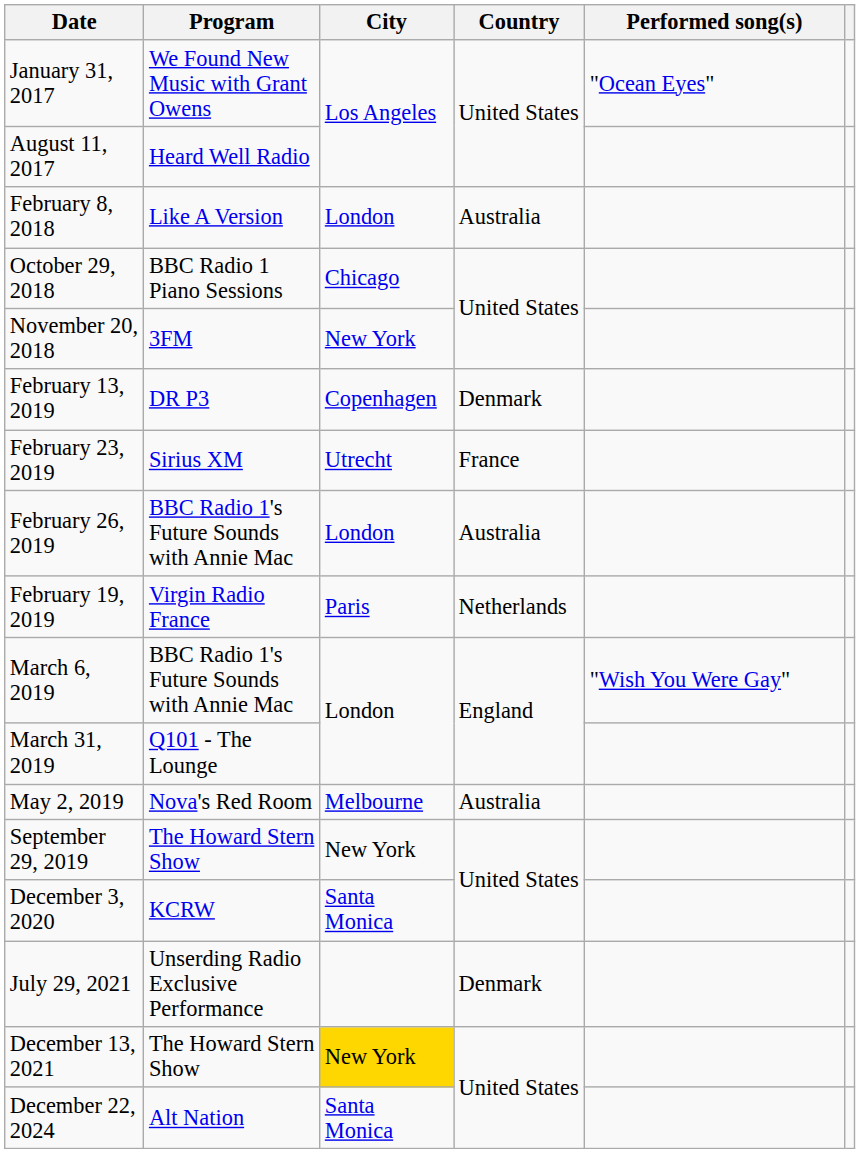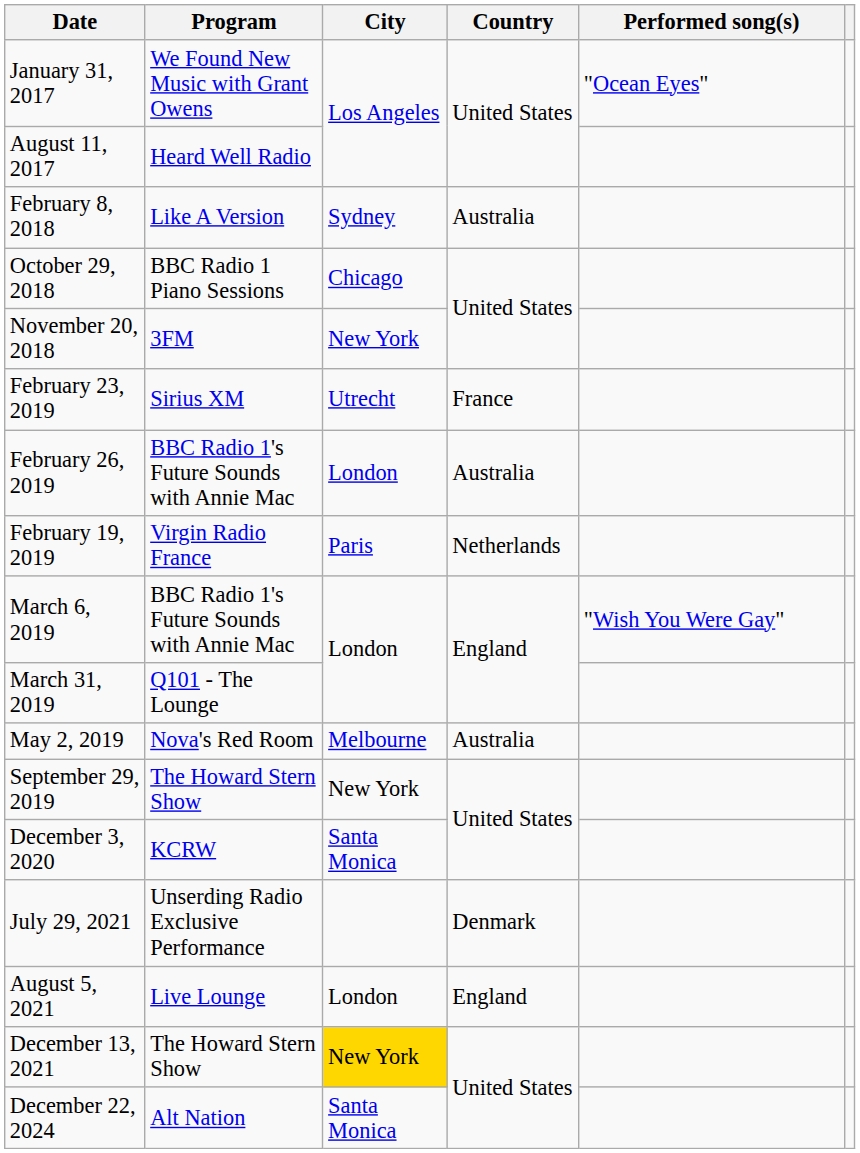(360, 217) London -> (362, 217) Sydney
- row: (67, 399)
+ row: (53, 996)
